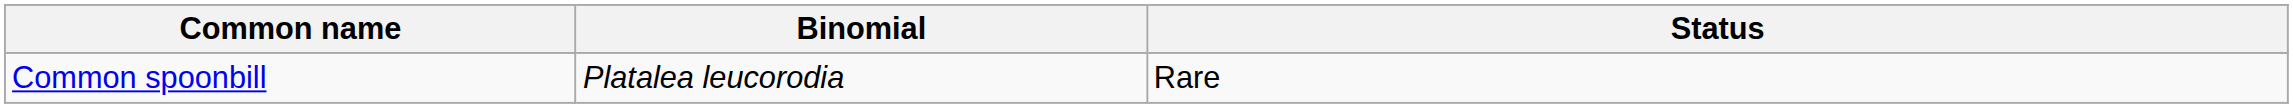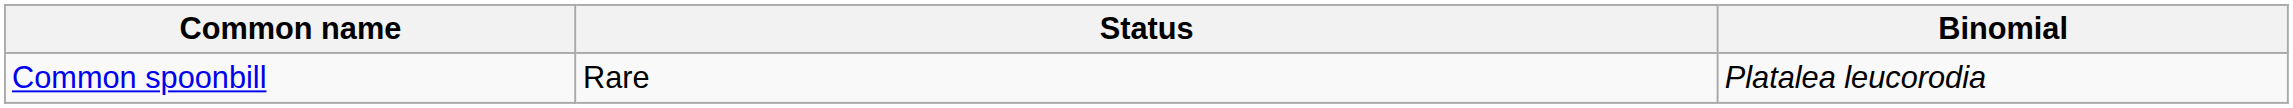columns swapped: (861, 28) <-> (1718, 28)
